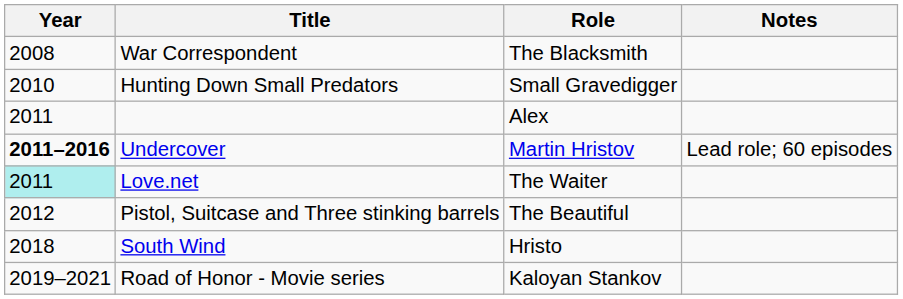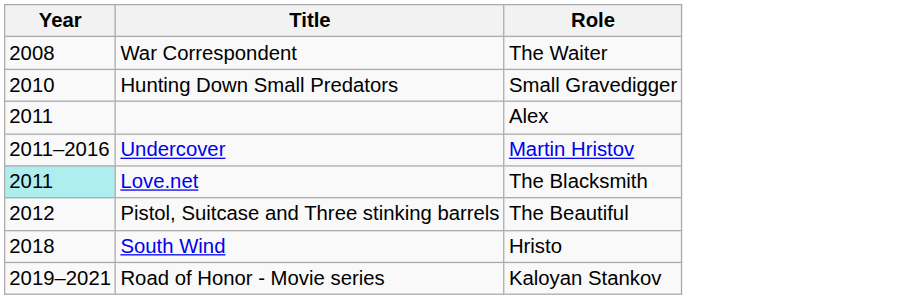- column: (789, 20)
(578, 52) The Blacksmith -> (558, 52) The Waiter
(60, 149) bold -> (59, 149) normal
(558, 181) The Waiter -> (578, 181) The Blacksmith
